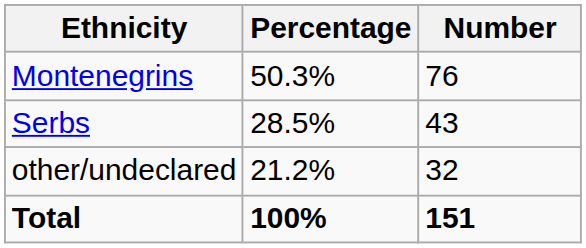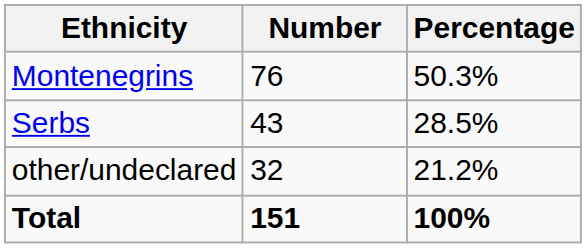columns swapped: (500, 28) <-> (331, 28)
